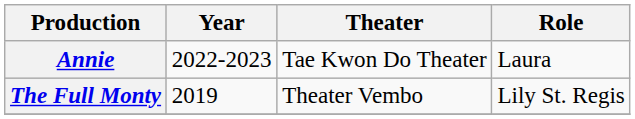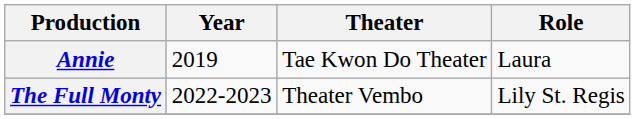(222, 59) 2022-2023 -> (195, 59) 2019
(195, 95) 2019 -> (222, 95) 2022-2023
